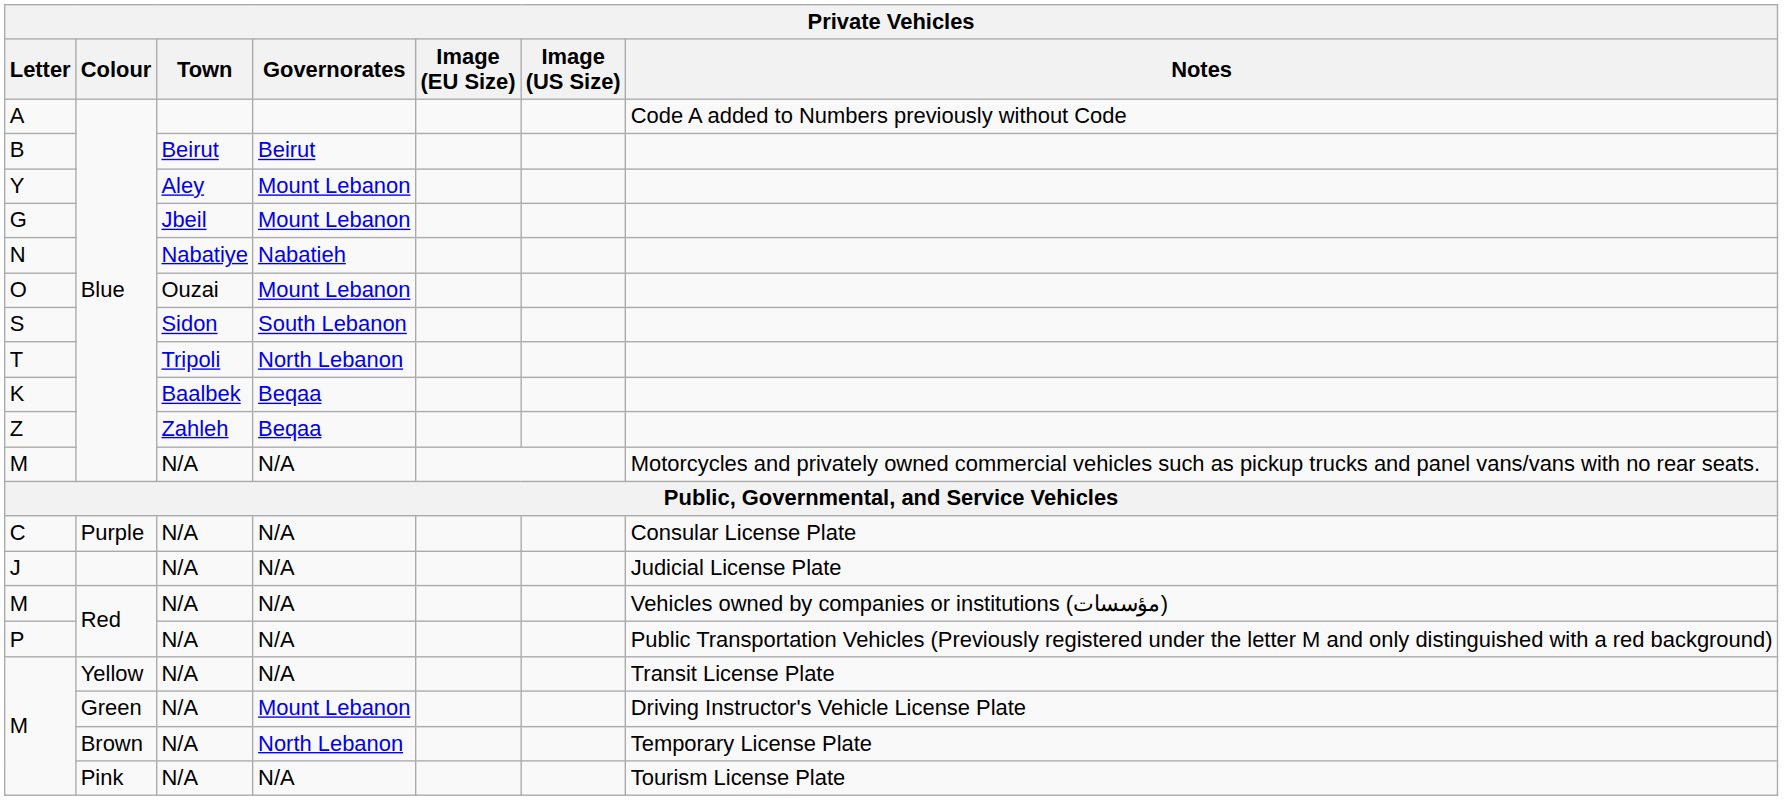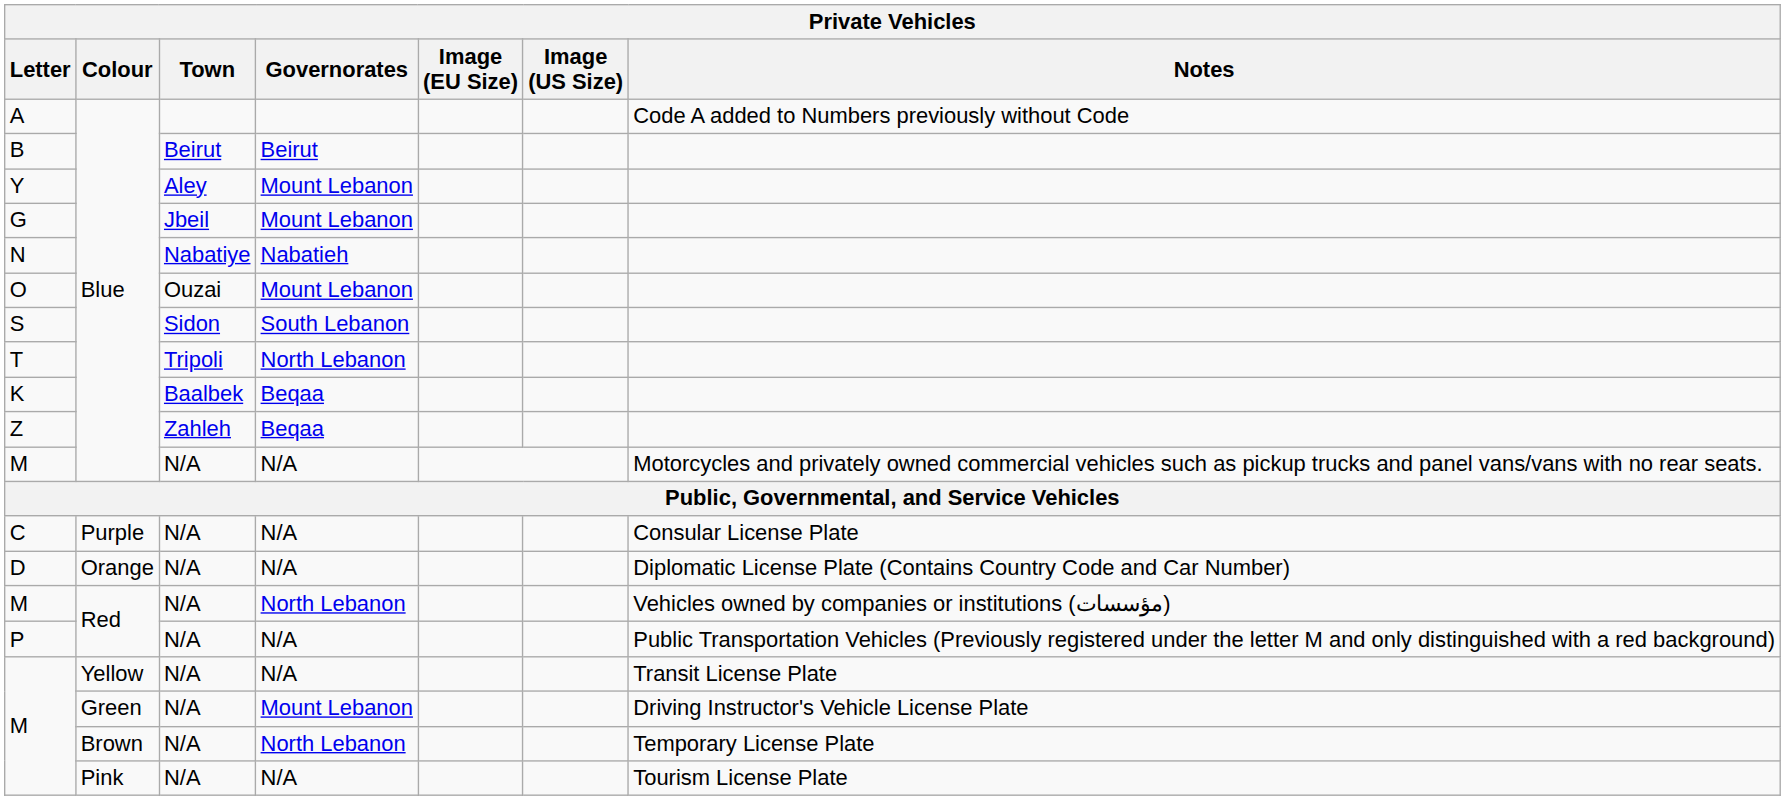+ row: (18, 567)
- row: (15, 567)
(276, 603) N/A -> (333, 603) North Lebanon
